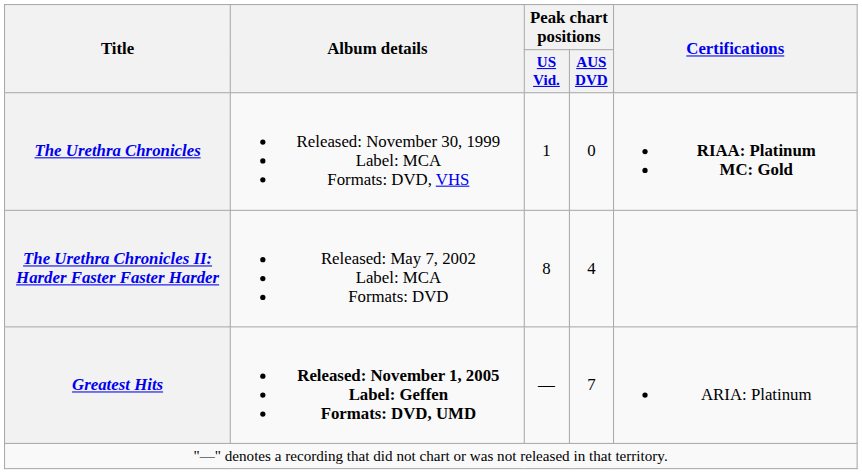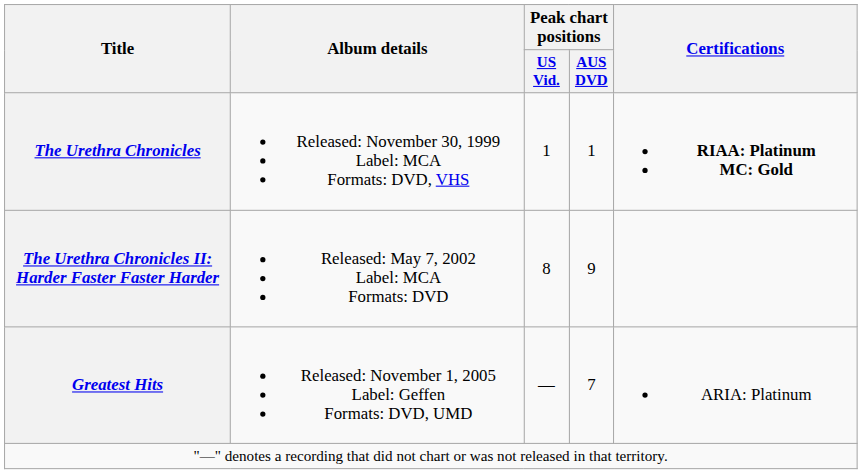(591, 151) 0 -> (591, 151) 1
(591, 268) 4 -> (591, 268) 9
(377, 395) bold -> (377, 395) normal
